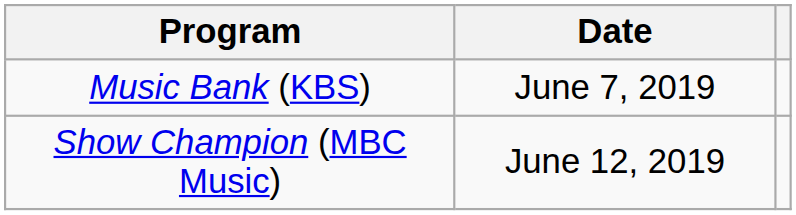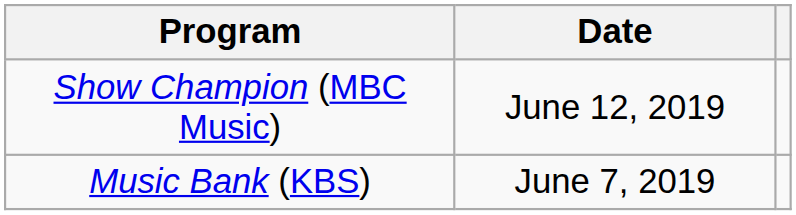rows swapped: (230, 87) <-> (230, 161)
